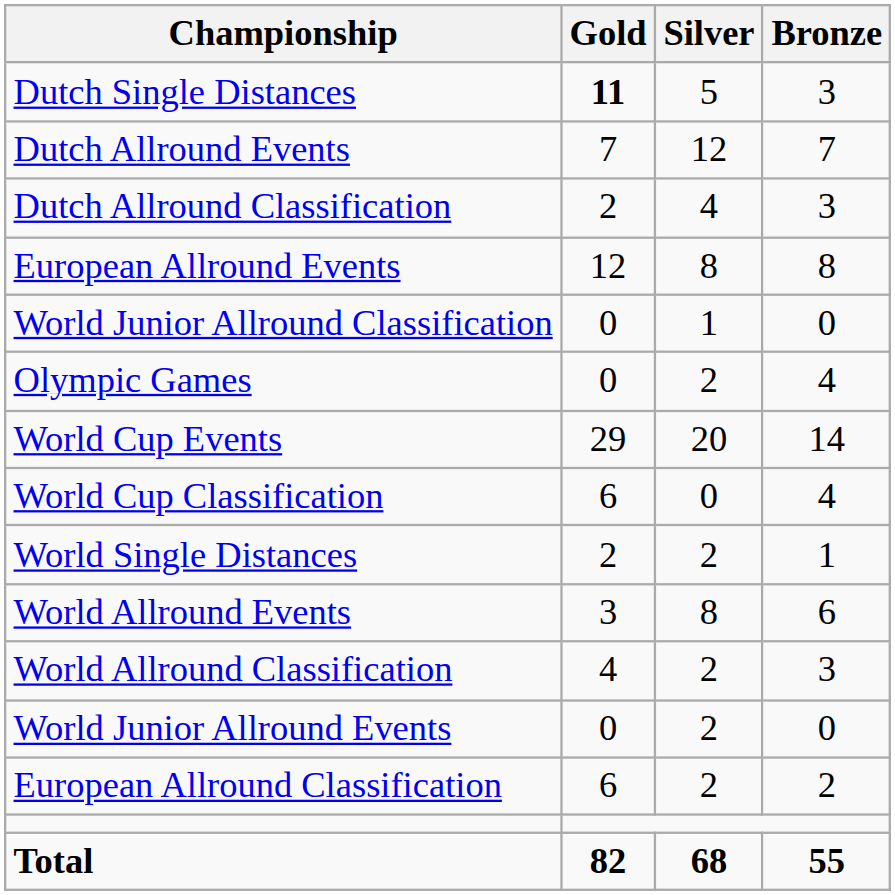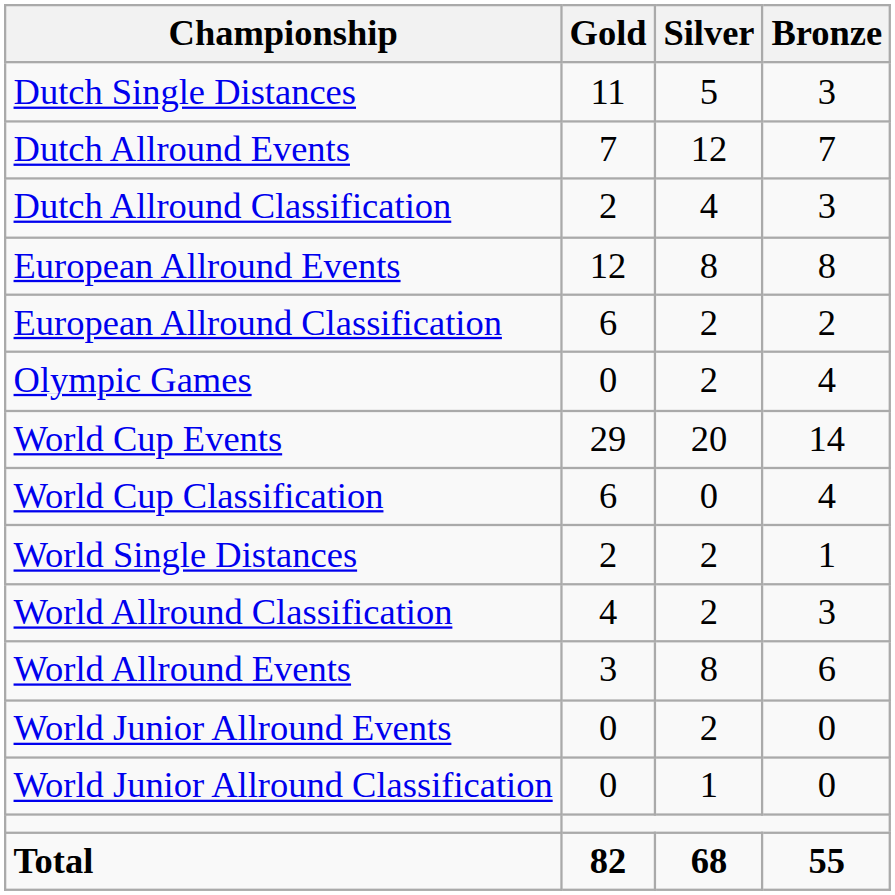(608, 91) bold -> (608, 91) normal
rows swapped: (258, 785) <-> (283, 322)
rows swapped: (182, 611) <-> (233, 669)
